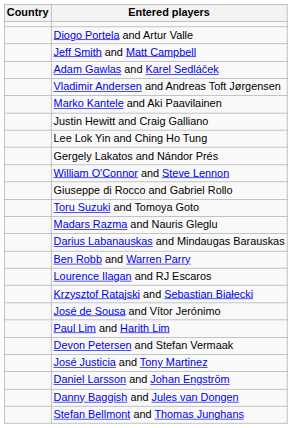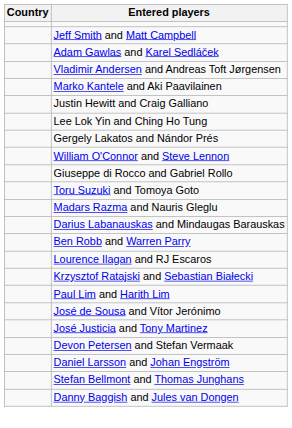- row: (123, 35)
rows swapped: (137, 311) <-> (112, 328)
rows swapped: (143, 345) <-> (131, 363)
rows swapped: (149, 415) <-> (146, 397)
